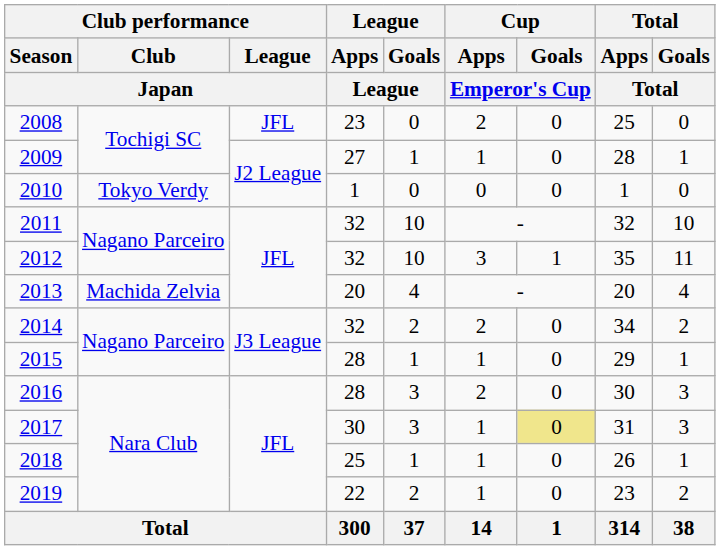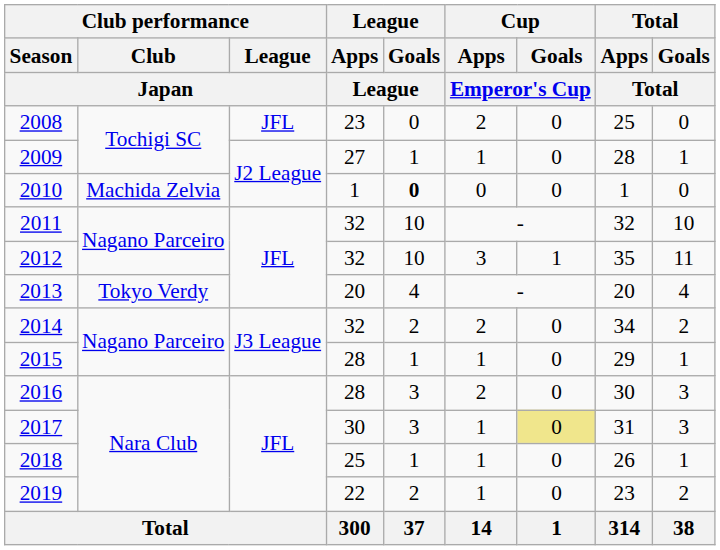(153, 190) Tokyo Verdy -> (153, 190) Machida Zelvia
(414, 190) normal -> (414, 190) bold
(153, 291) Machida Zelvia -> (153, 291) Tokyo Verdy
